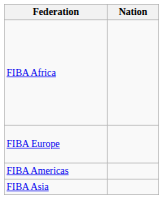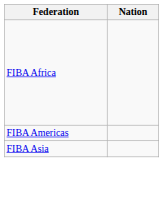- row: (33, 144)
